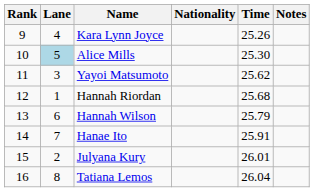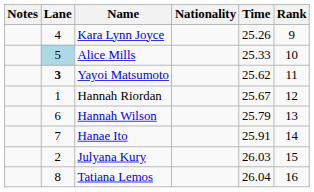columns swapped: (22, 14) <-> (291, 14)
(256, 55) 25.30 -> (256, 55) 25.33
(57, 75) normal -> (58, 75) bold
(256, 95) 25.68 -> (256, 95) 25.67
(256, 156) 26.01 -> (256, 156) 26.03
